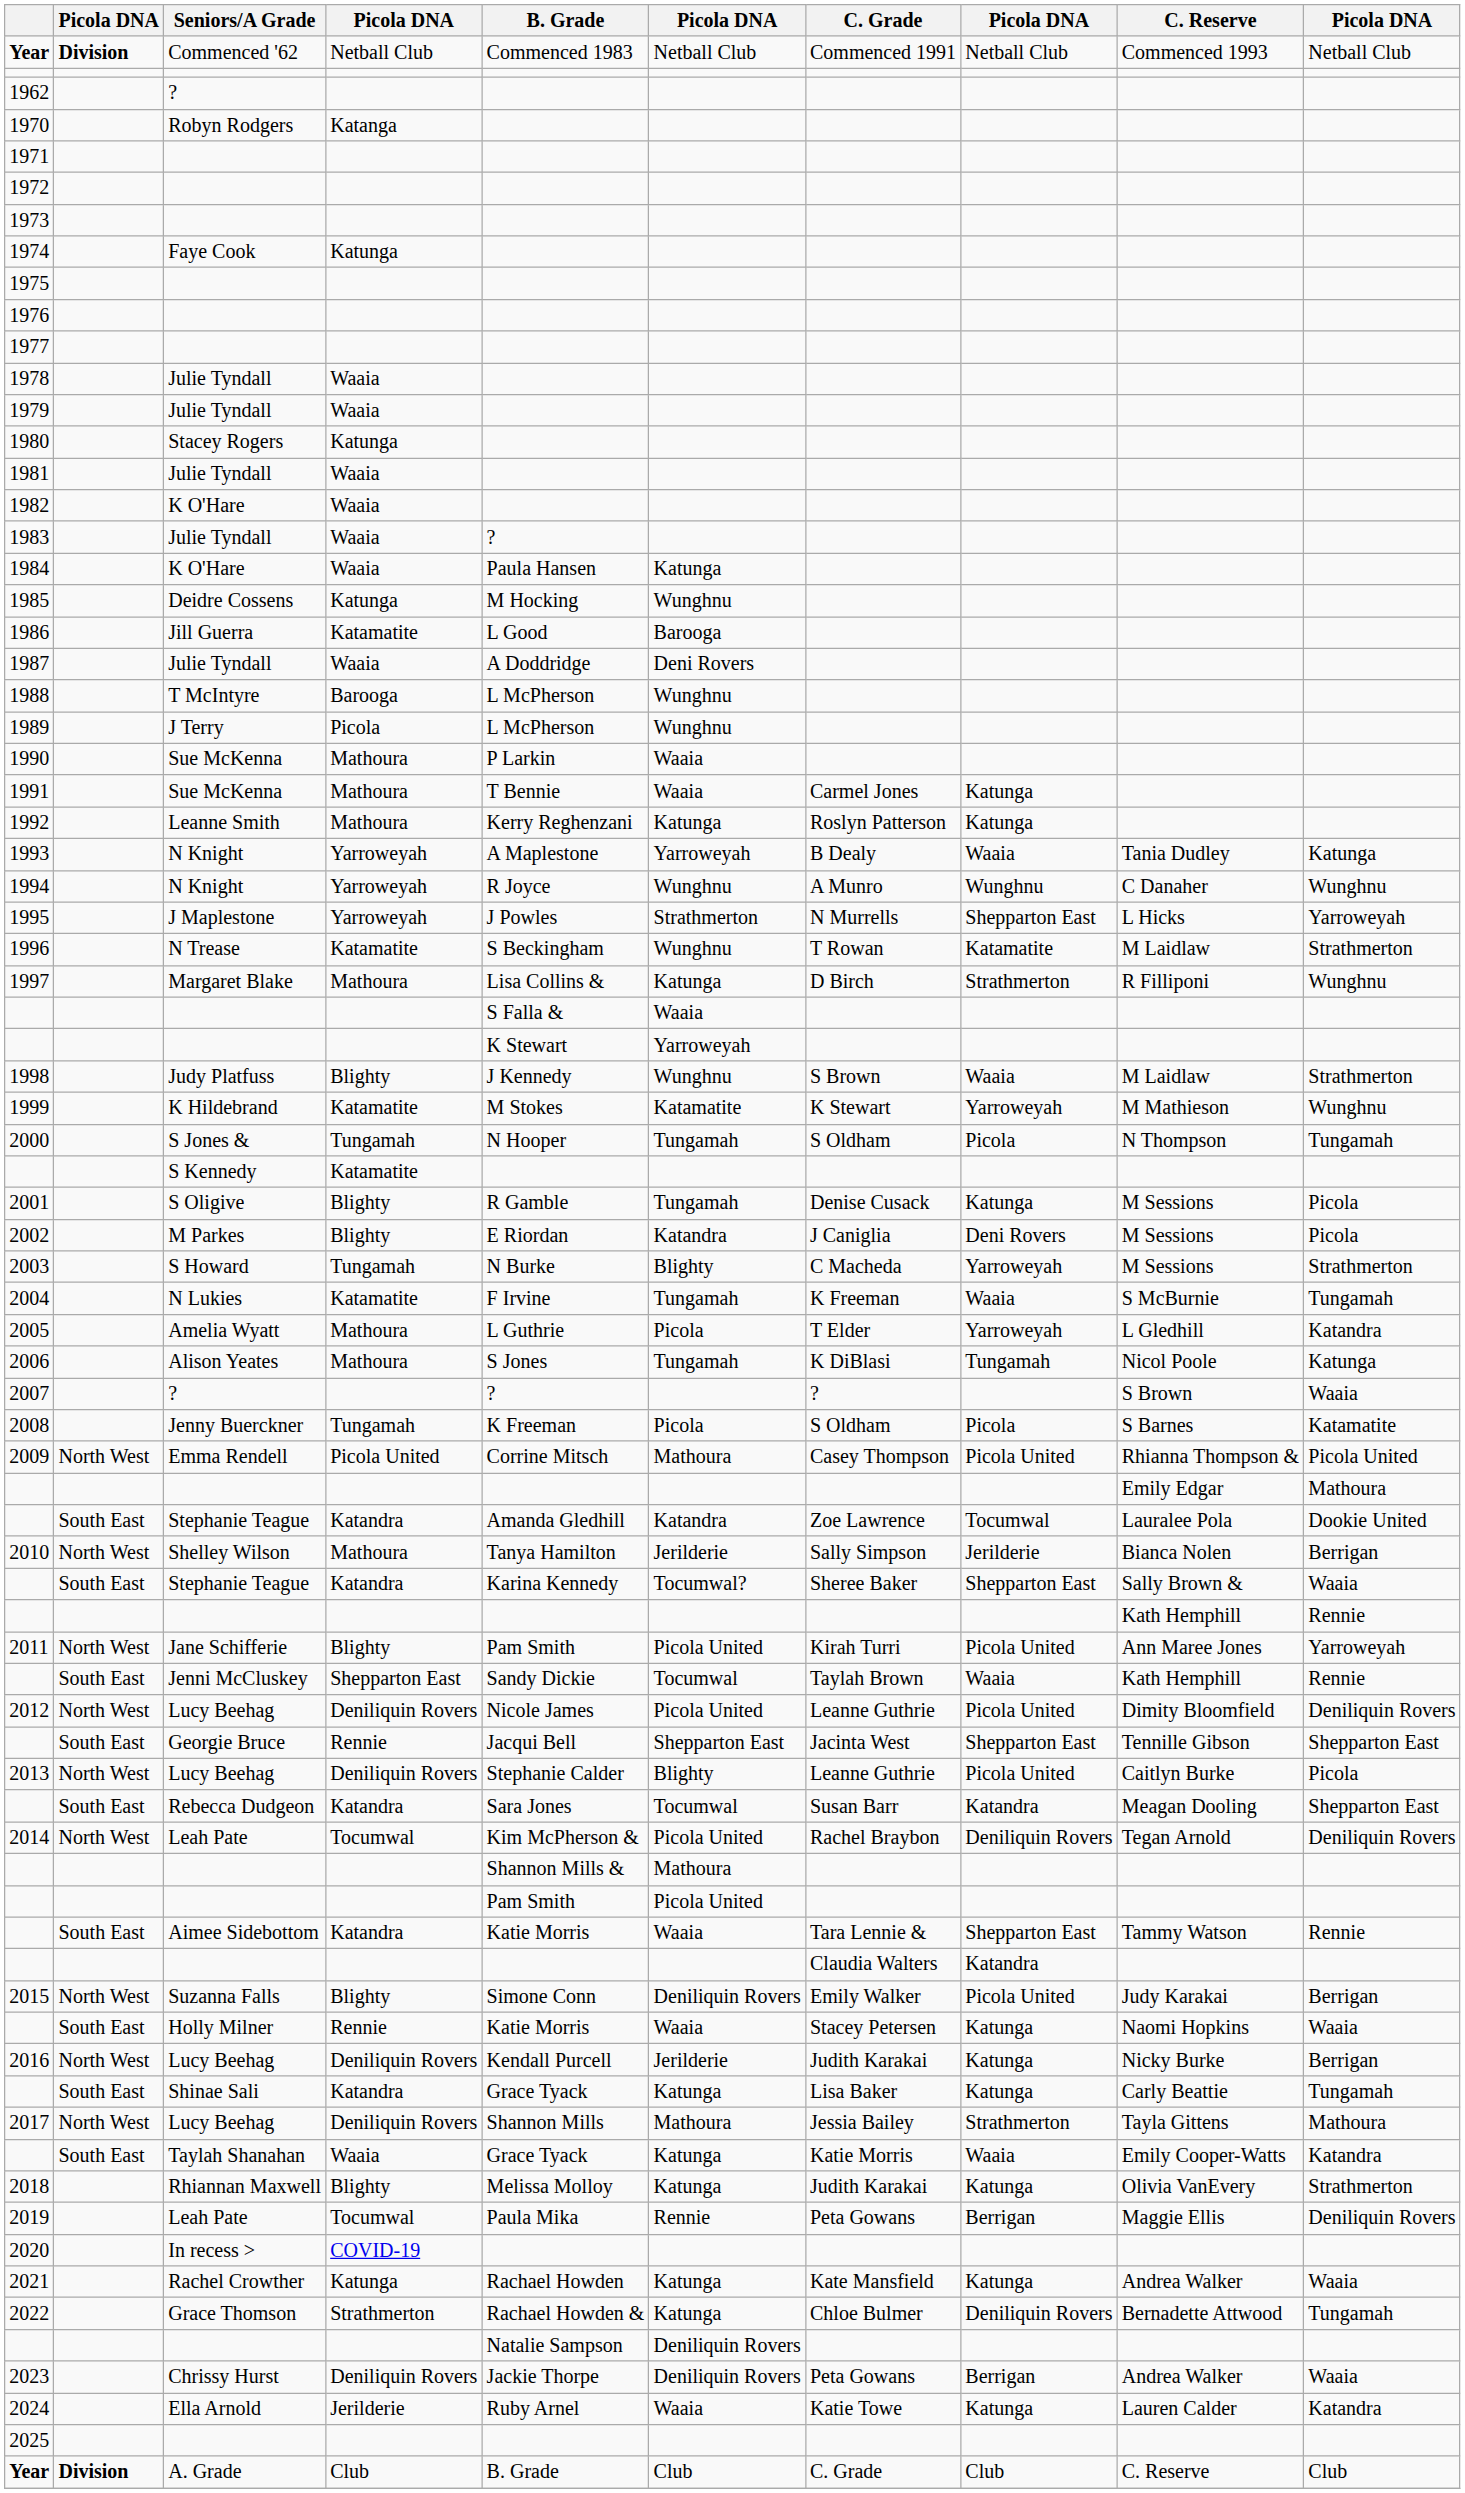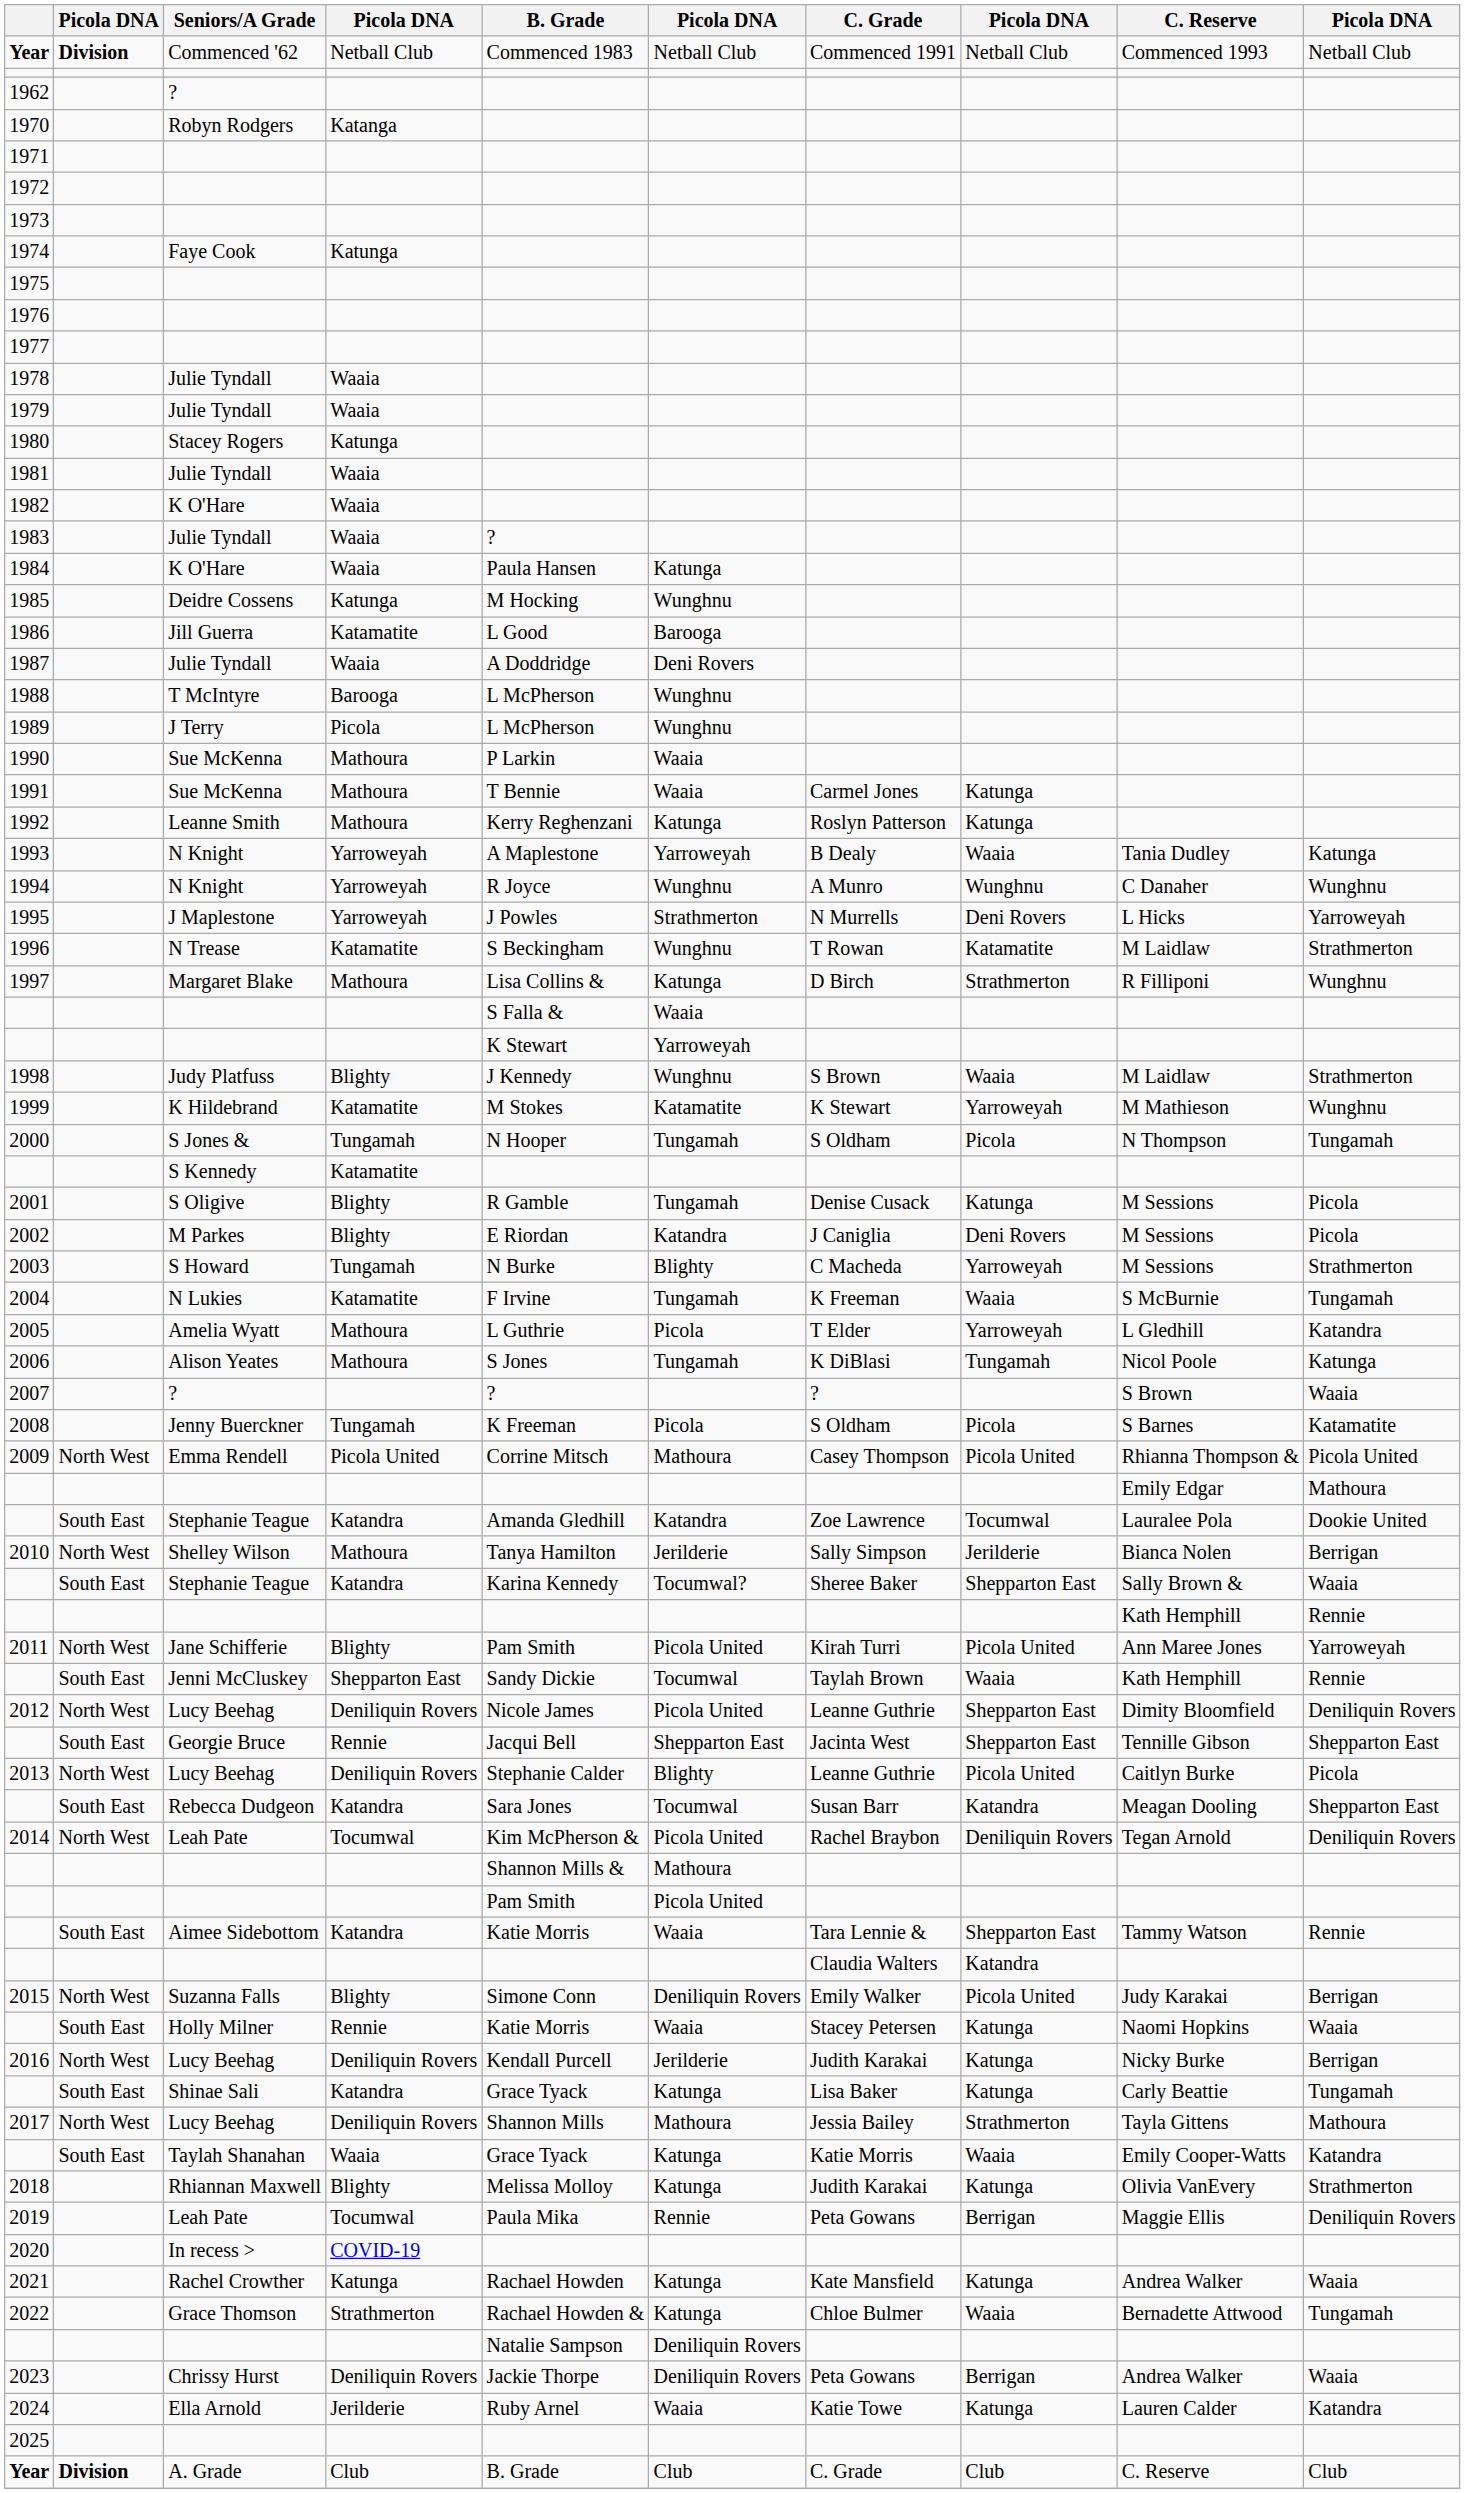(1031, 917) Shepparton East -> (1016, 917) Deni Rovers
(1020, 1710) Picola United -> (1031, 1710) Shepparton East
(1039, 2313) Deniliquin Rovers -> (990, 2313) Waaia
